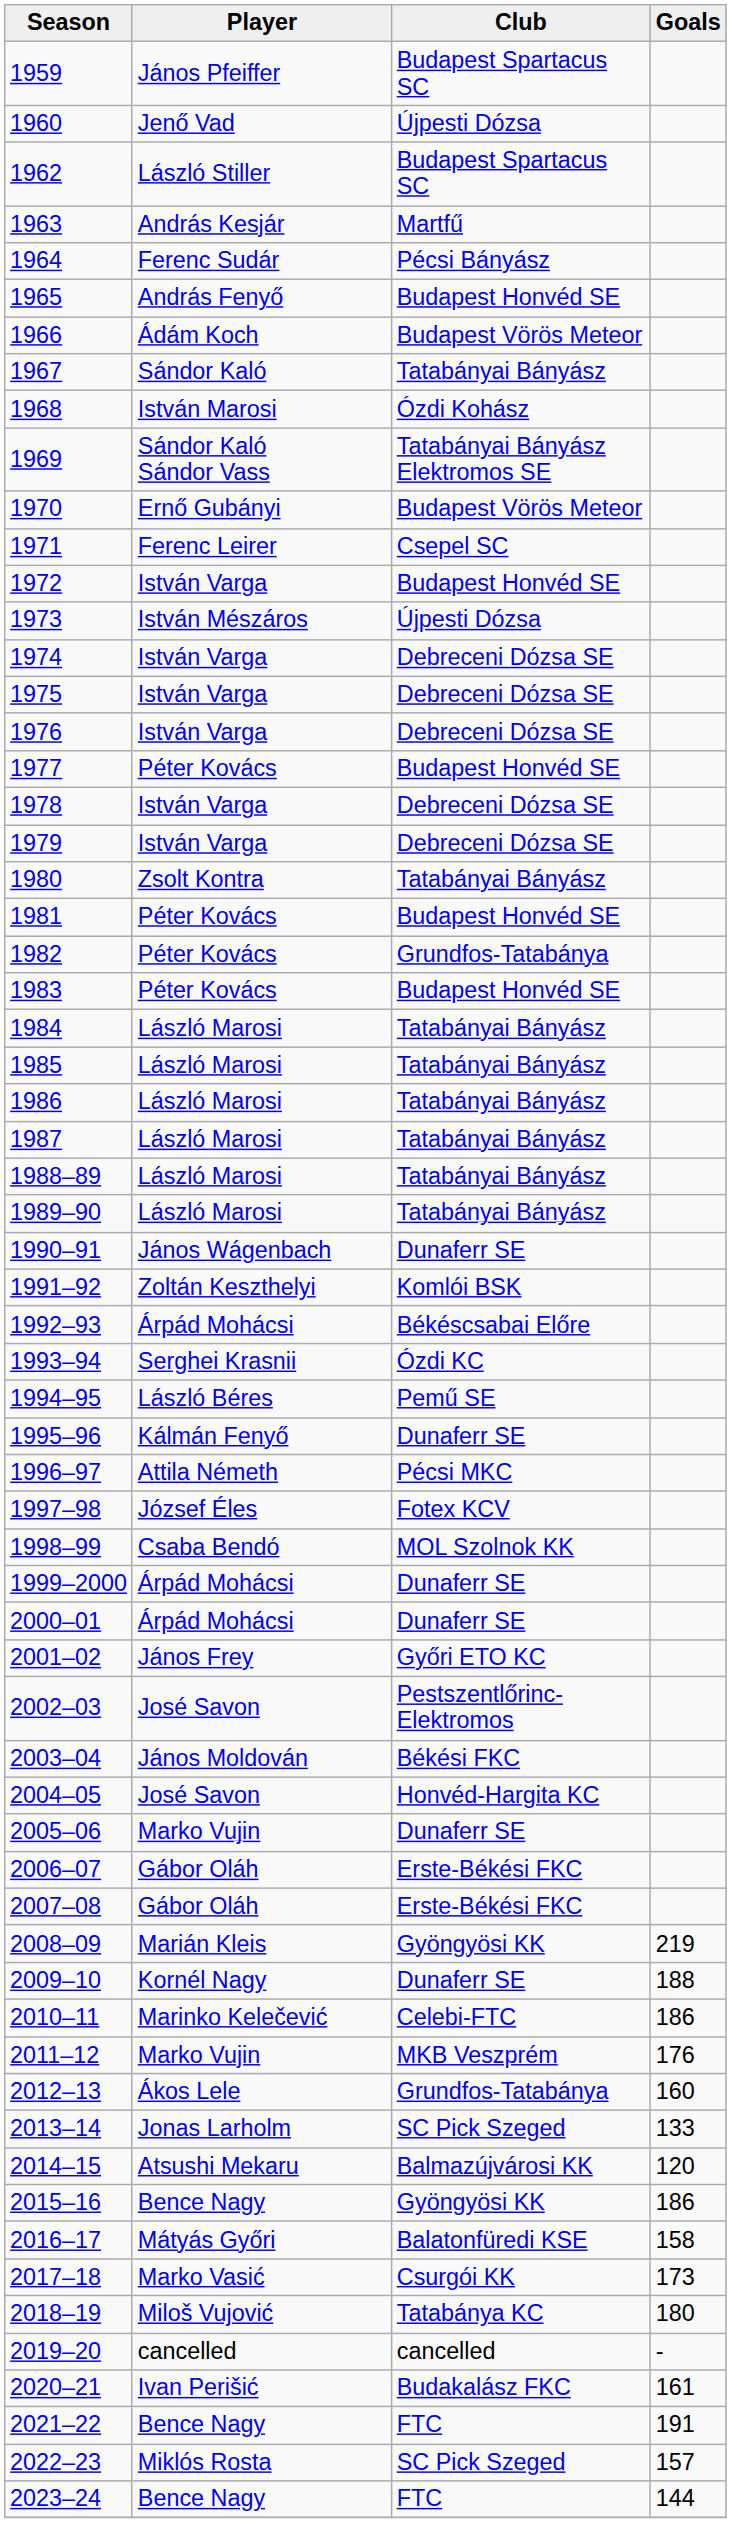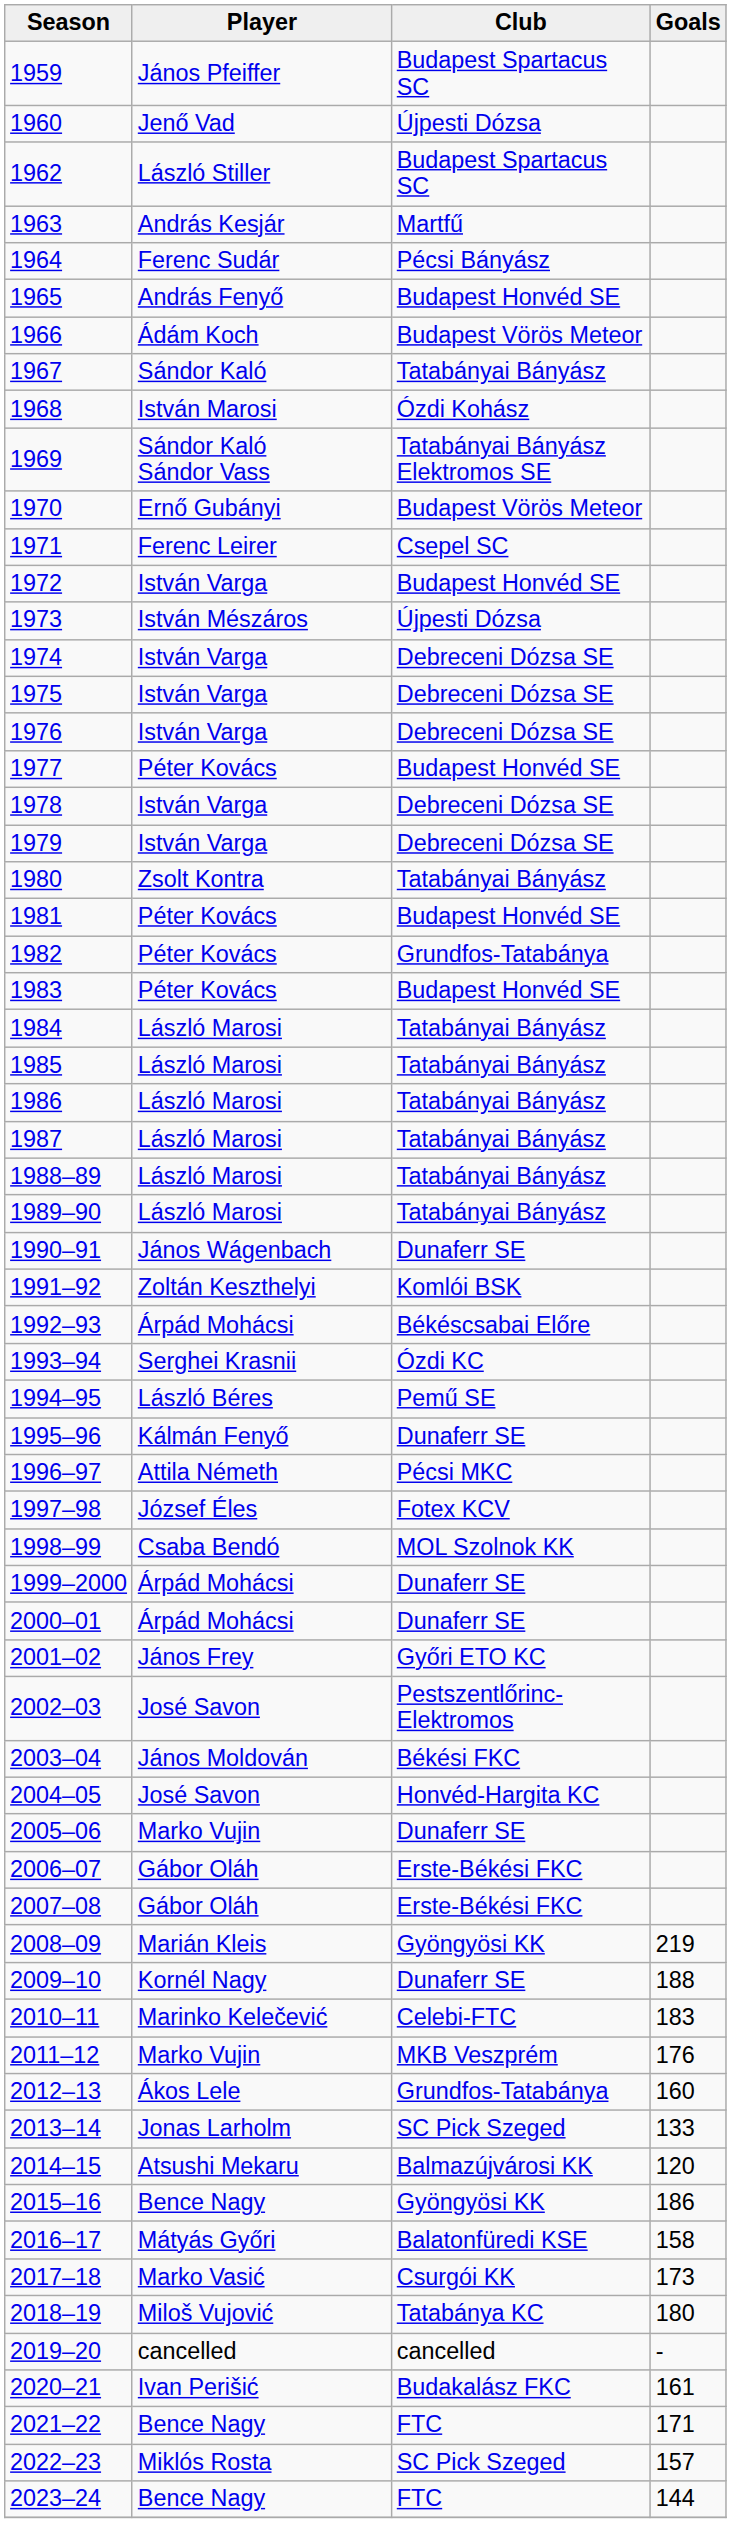(675, 2017) 186 -> (675, 2017) 183
(675, 2425) 191 -> (675, 2425) 171
